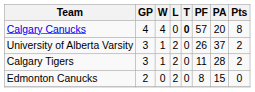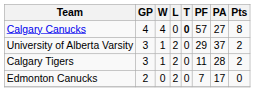(220, 29) 20 -> (220, 29) 27
(201, 45) 26 -> (201, 45) 29
(201, 78) 8 -> (201, 78) 7
(220, 78) 15 -> (220, 78) 17
